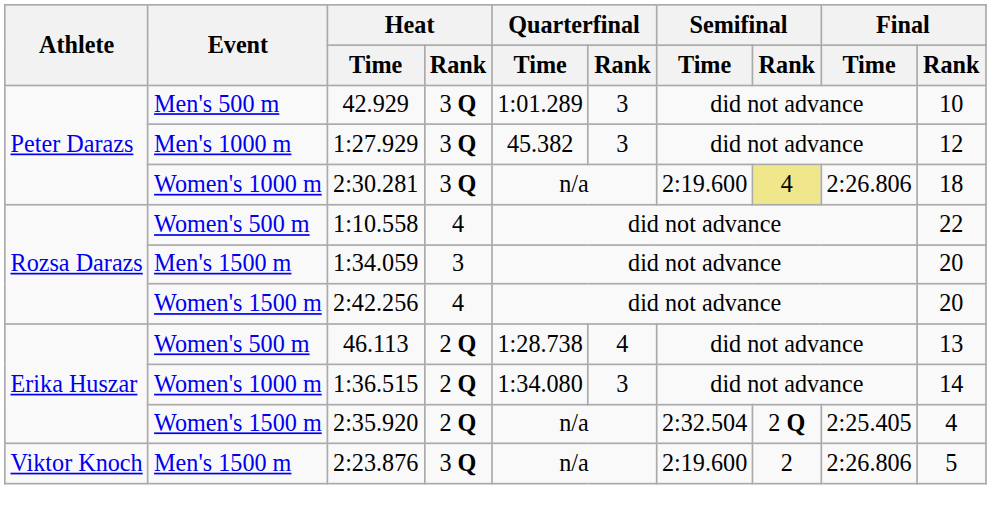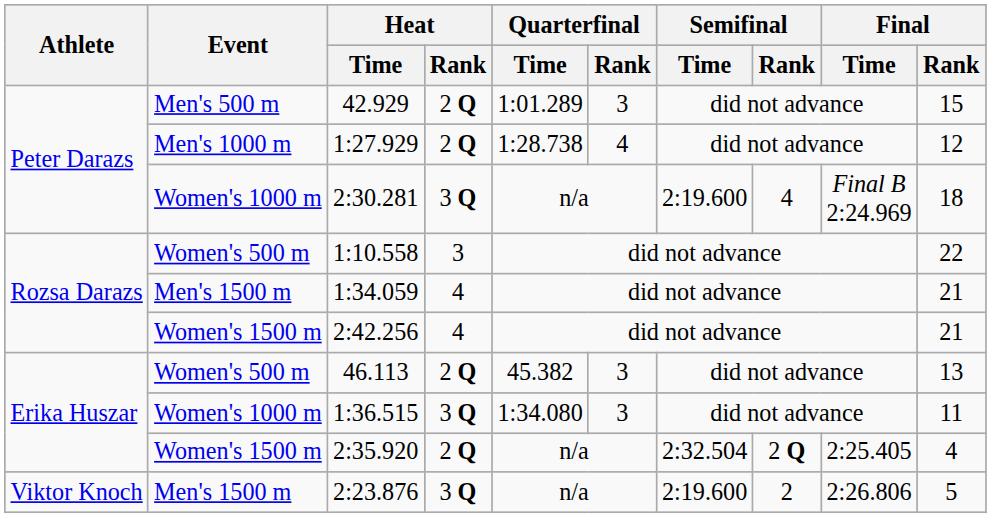(458, 104) 3 Q -> (458, 104) 2 Q
(951, 104) 10 -> (951, 104) 15
(458, 144) 3 Q -> (458, 144) 2 Q
(540, 144) 45.382 -> (540, 144) 1:28.738
(622, 144) 3 -> (622, 144) 4
(787, 184) khaki background -> (787, 198) no background
(869, 184) 2:26.806 -> (869, 198) Final B 2:24.969
(458, 224) 4 -> (458, 252) 3
(458, 264) 3 -> (458, 292) 4
(951, 264) 20 -> (951, 292) 21
(951, 304) 20 -> (951, 332) 21
(540, 344) 1:28.738 -> (540, 372) 45.382
(622, 344) 4 -> (622, 372) 3
(458, 383) 2 Q -> (458, 412) 3 Q
(951, 383) 14 -> (951, 412) 11
